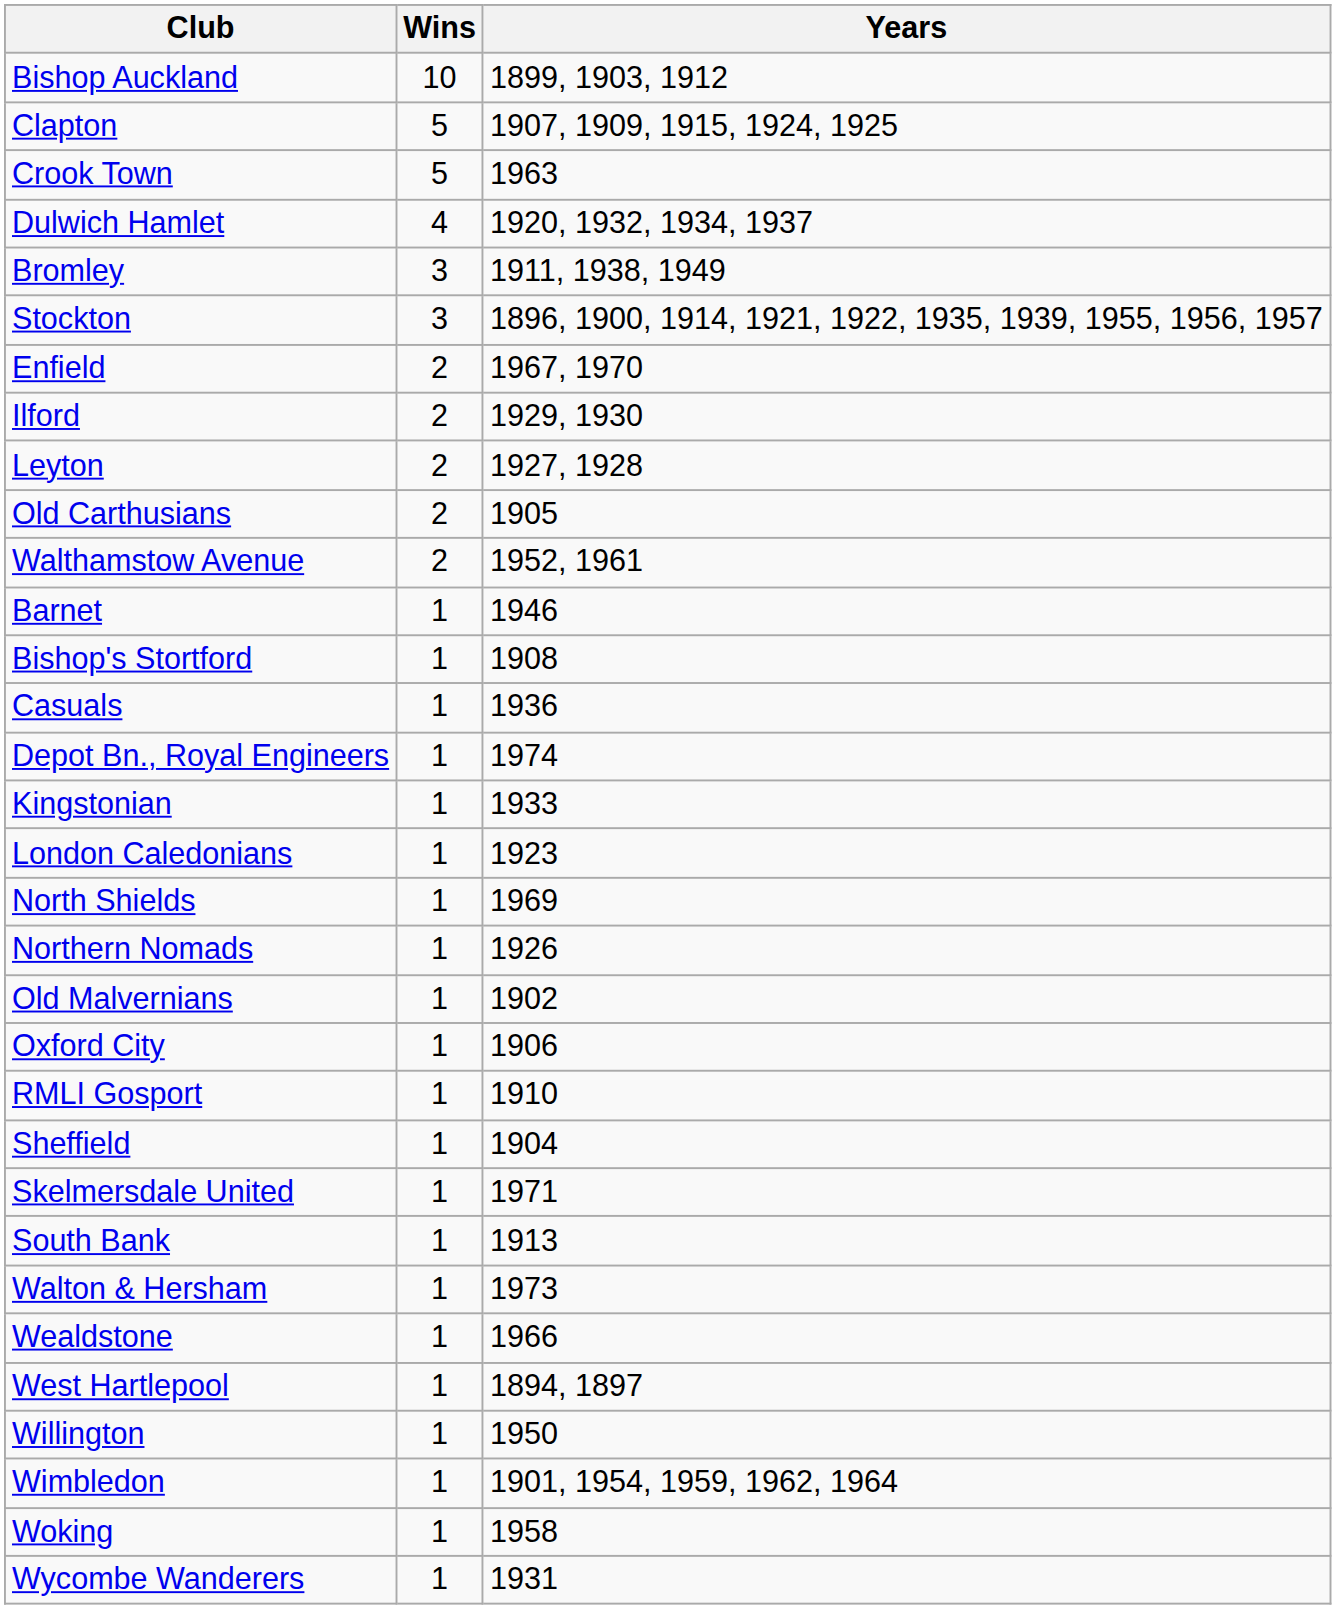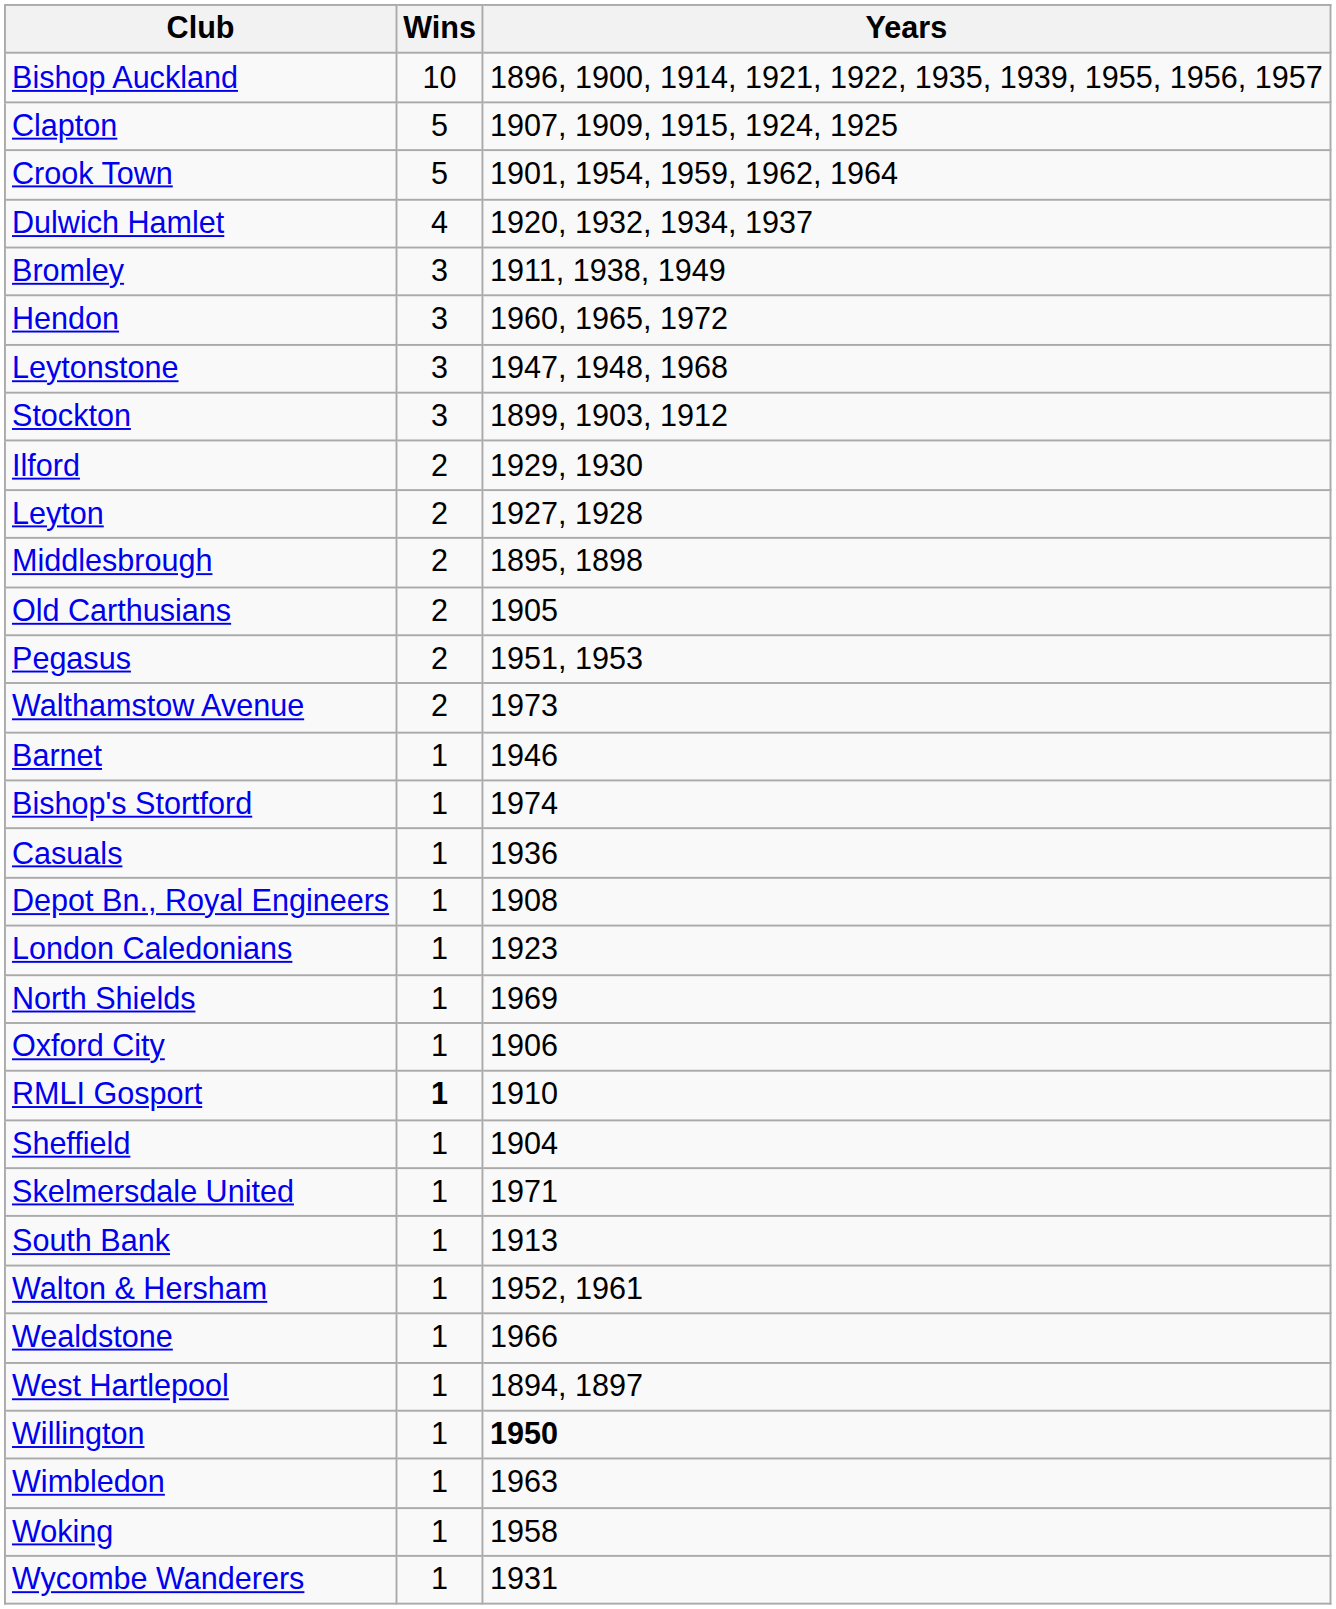(609, 77) 1899, 1903, 1912 -> (906, 77) 1896, 1900, 1914, 1921, 1922, 1935, 1939, 1955, 1956, 1957
(524, 174) 1963 -> (694, 174) 1901, 1954, 1959, 1962, 1964
+ row: (66, 319)
+ row: (95, 367)
(906, 319) 1896, 1900, 1914, 1921, 1922, 1935, 1939, 1955, 1956, 1957 -> (609, 416) 1899, 1903, 1912
- row: (59, 367)
+ row: (112, 561)
+ row: (71, 658)
(567, 561) 1952, 1961 -> (524, 707) 1973
(524, 658) 1908 -> (524, 804) 1974
(524, 755) 1974 -> (524, 901) 1908
- row: (92, 804)
- row: (133, 949)
- row: (122, 998)
(440, 1094) normal -> (440, 1094) bold
(524, 1288) 1973 -> (567, 1288) 1952, 1961
(524, 1434) normal -> (524, 1434) bold
(694, 1482) 1901, 1954, 1959, 1962, 1964 -> (524, 1482) 1963
